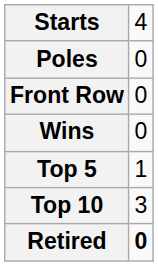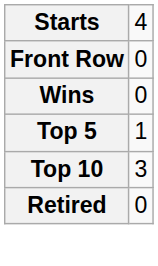- row: (67, 59)
(141, 242) bold -> (141, 205) normal
